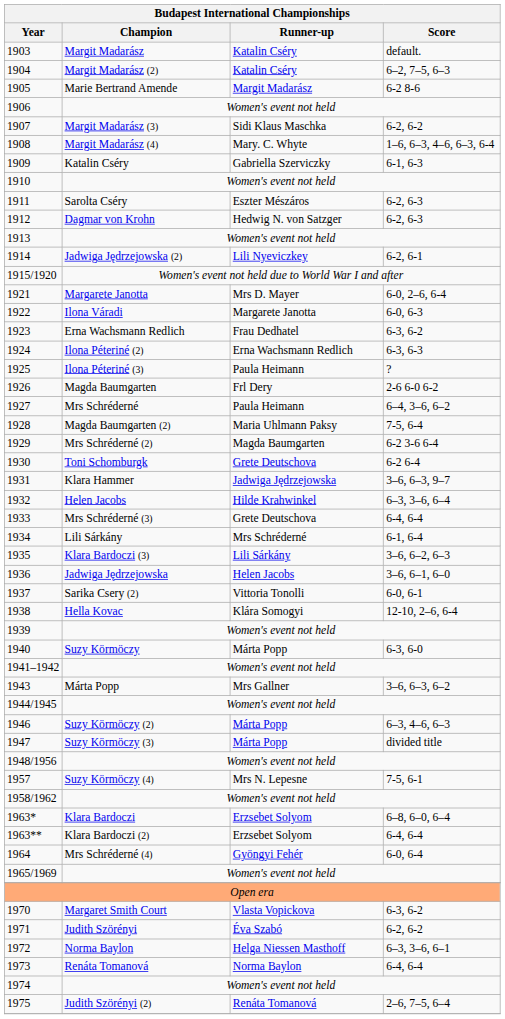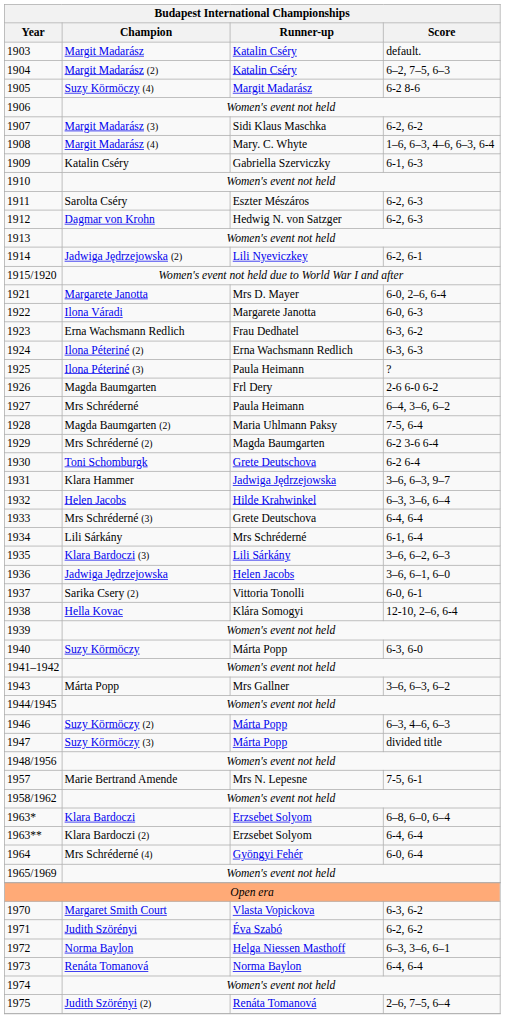(121, 88) Marie Bertrand Amende -> (109, 88) Suzy Körmöczy (4)
(109, 779) Suzy Körmöczy (4) -> (121, 779) Marie Bertrand Amende
